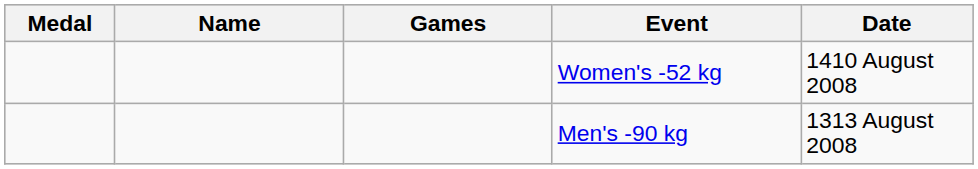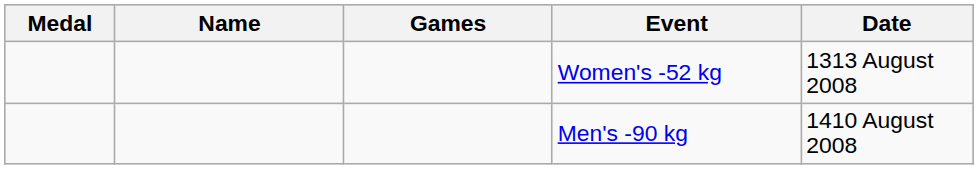(870, 72) 1410 August 2008 -> (870, 72) 1313 August 2008
(870, 134) 1313 August 2008 -> (870, 134) 1410 August 2008
